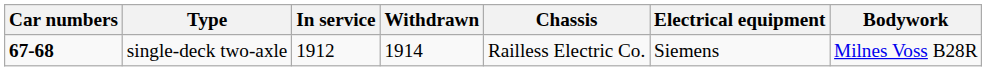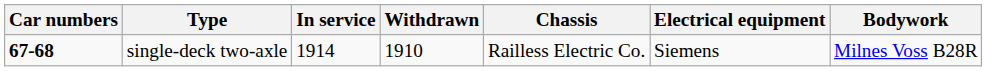(315, 50) 1912 -> (315, 50) 1914
(404, 50) 1914 -> (404, 50) 1910
